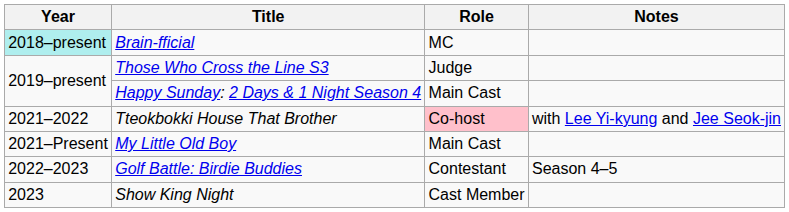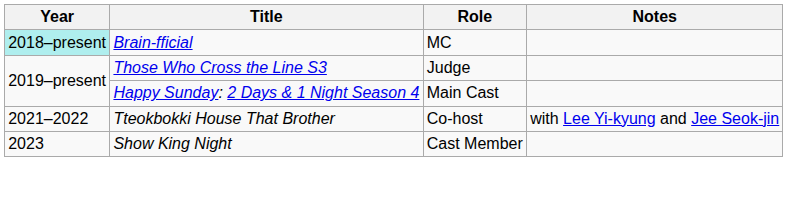(457, 118) pink background -> (455, 118) no background
- row: (176, 144)
- row: (209, 169)
